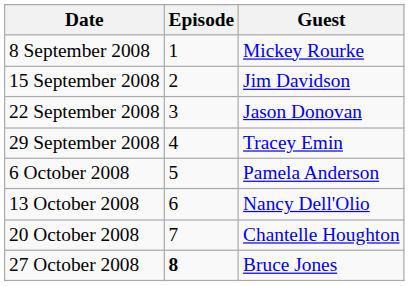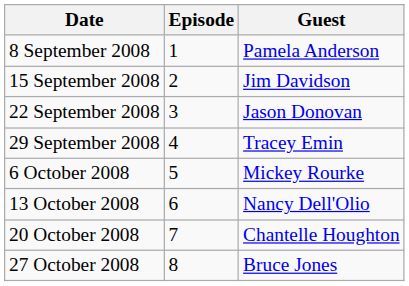(304, 50) Mickey Rourke -> (311, 50) Pamela Anderson
(311, 173) Pamela Anderson -> (304, 173) Mickey Rourke
(173, 265) bold -> (173, 265) normal
